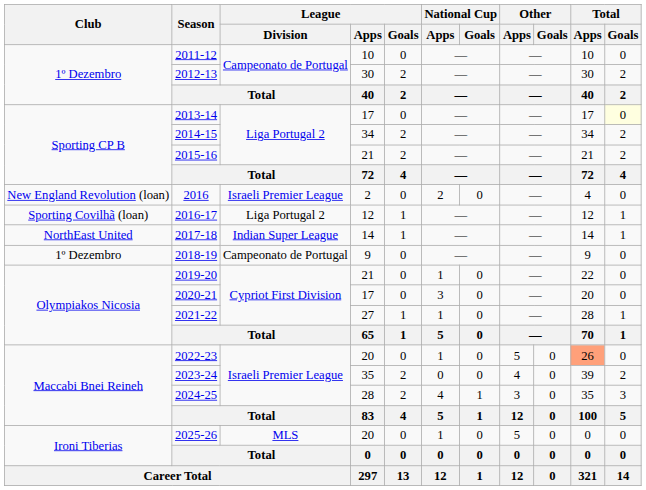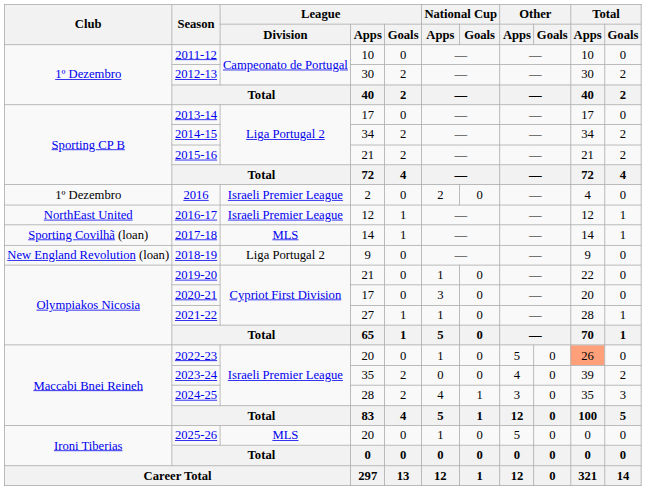(623, 114) lightyellow background -> (623, 114) no background
(88, 194) New England Revolution (loan) -> (88, 194) 1º Dezembro
(88, 214) Sporting Covilhã (loan) -> (88, 214) NorthEast United
(285, 214) Liga Portugal 2 -> (285, 214) Israeli Premier League
(88, 235) NorthEast United -> (88, 235) Sporting Covilhã (loan)
(285, 235) Indian Super League -> (285, 235) MLS
(88, 255) 1º Dezembro -> (88, 255) New England Revolution (loan)
(285, 255) Campeonato de Portugal -> (285, 255) Liga Portugal 2
